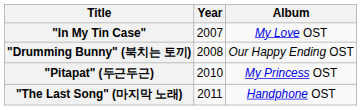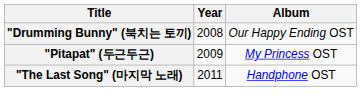- row: (99, 32)
(210, 73) 2010 -> (210, 54) 2009
